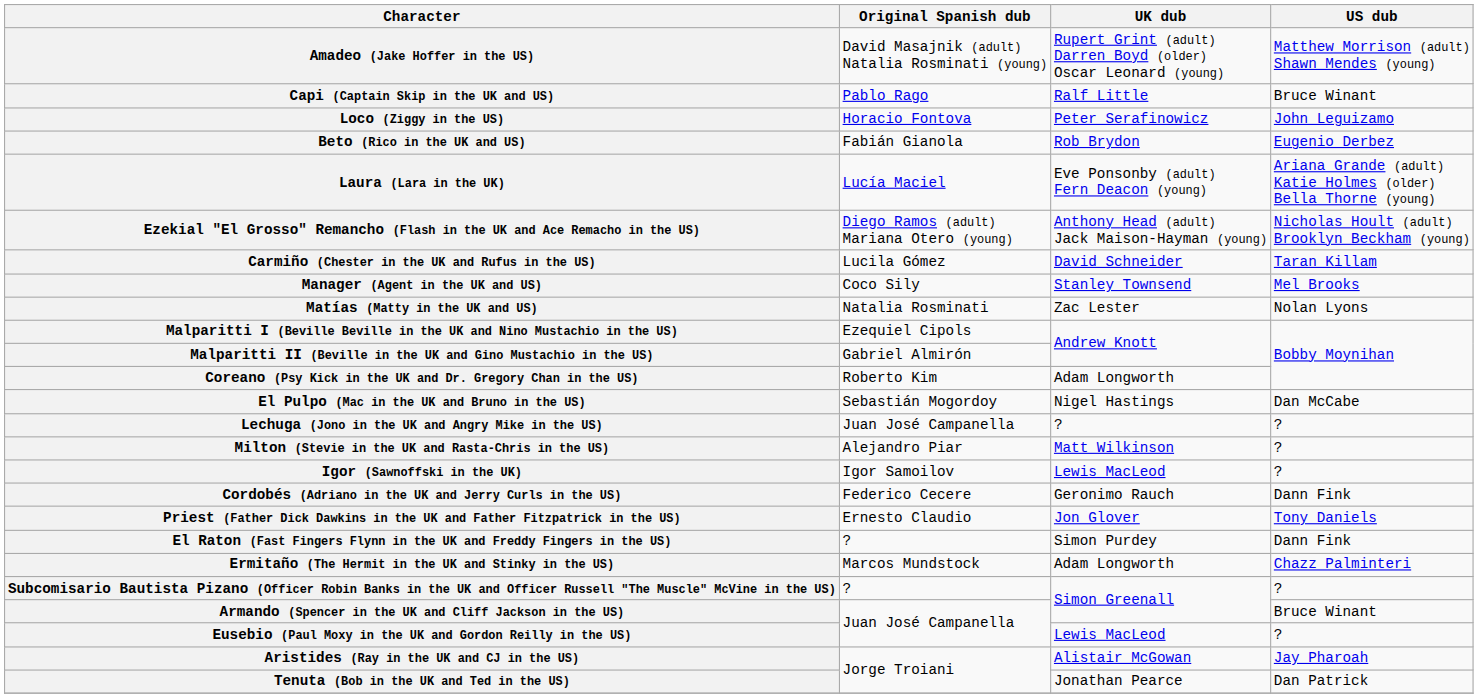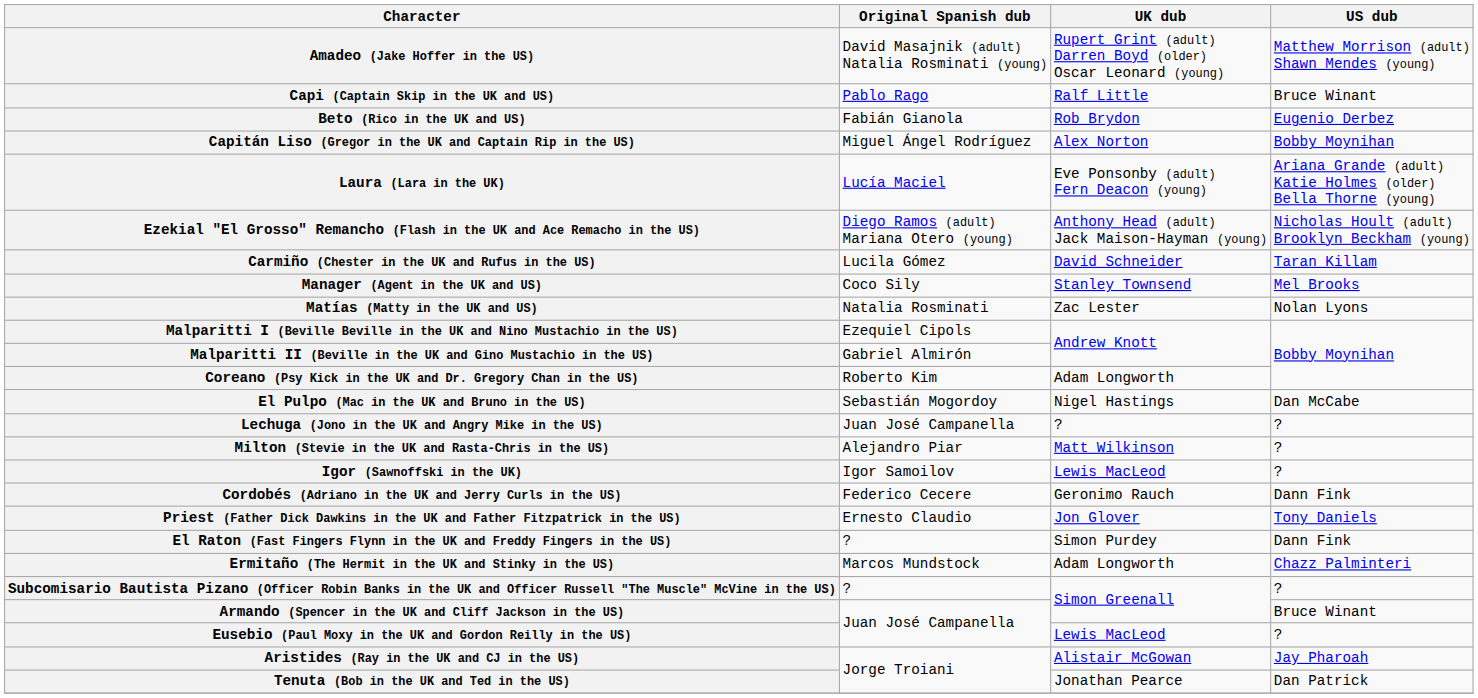- row: (422, 119)
+ row: (422, 142)
